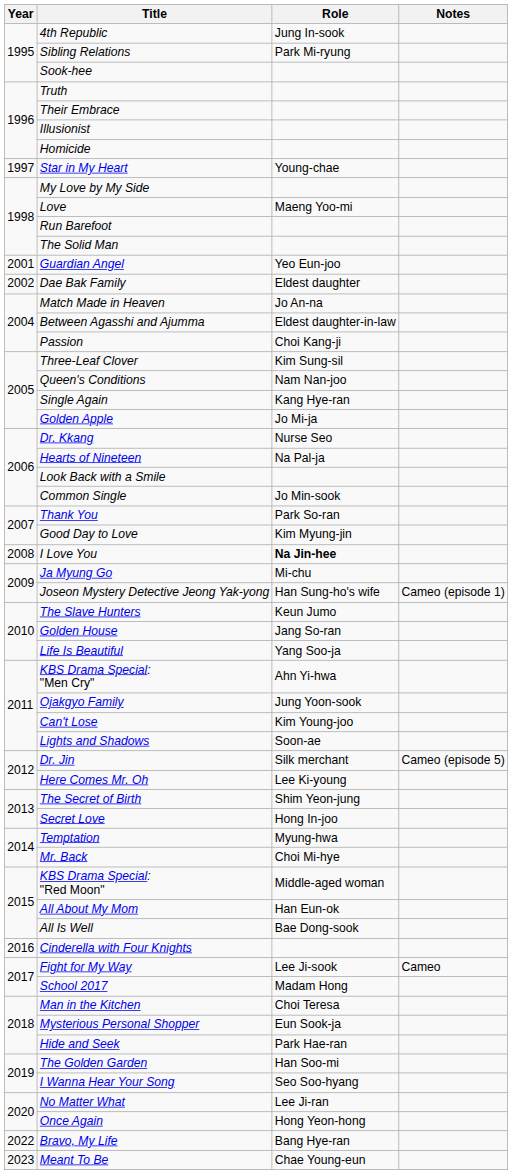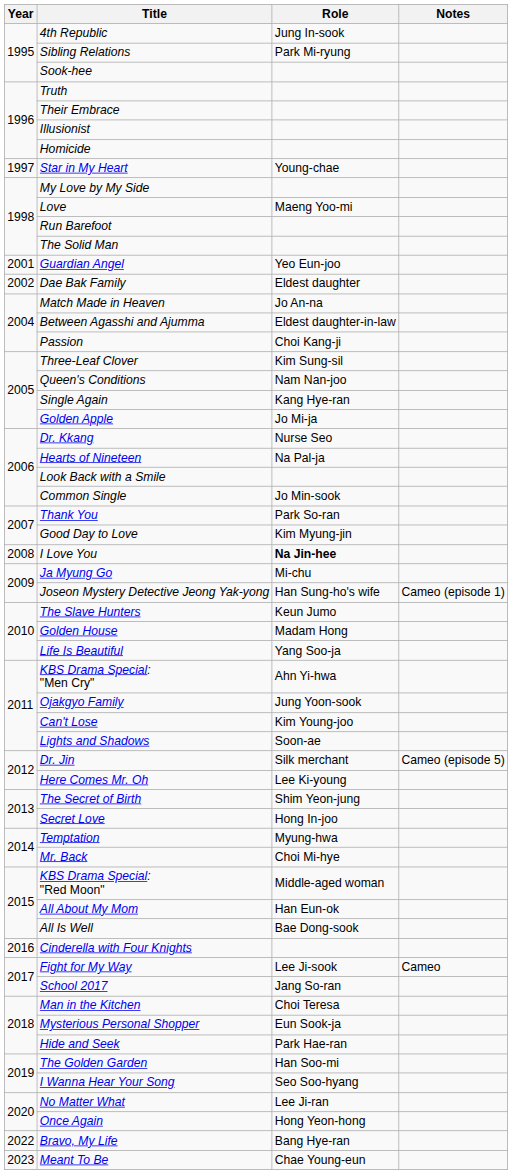(308, 631) Jang So-ran -> (311, 631) Madam Hong
(311, 986) Madam Hong -> (308, 986) Jang So-ran
